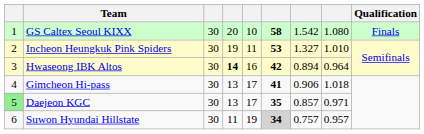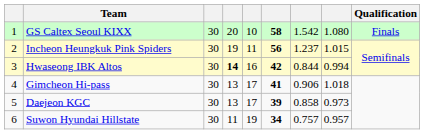(276, 48) 53 -> (276, 48) 56
(306, 48) 1.327 -> (306, 48) 1.237
(336, 48) 1.010 -> (336, 48) 1.015
(306, 66) 0.894 -> (306, 66) 0.844
(336, 66) 0.964 -> (336, 66) 0.994
(14, 102) lightgreen background -> (14, 102) no background
(276, 102) 35 -> (276, 102) 39
(306, 102) 0.857 -> (306, 102) 0.858
(336, 102) 0.971 -> (336, 102) 0.973
(276, 119) lightgrey background -> (276, 119) no background
